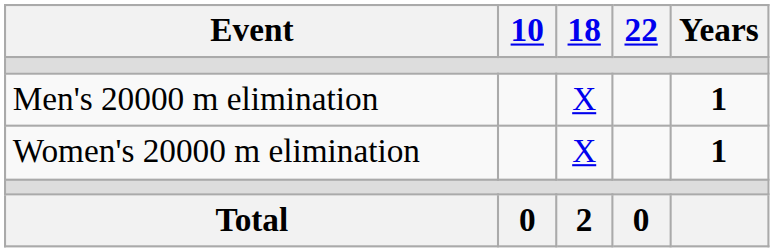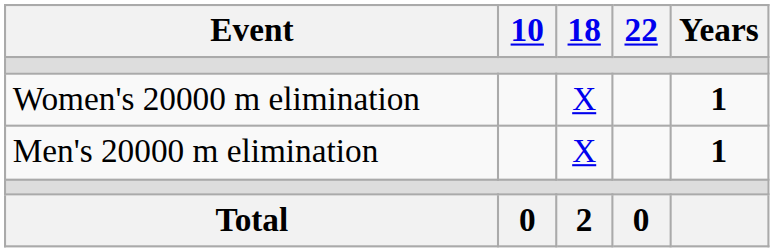rows swapped: (196, 99) <-> (216, 151)
